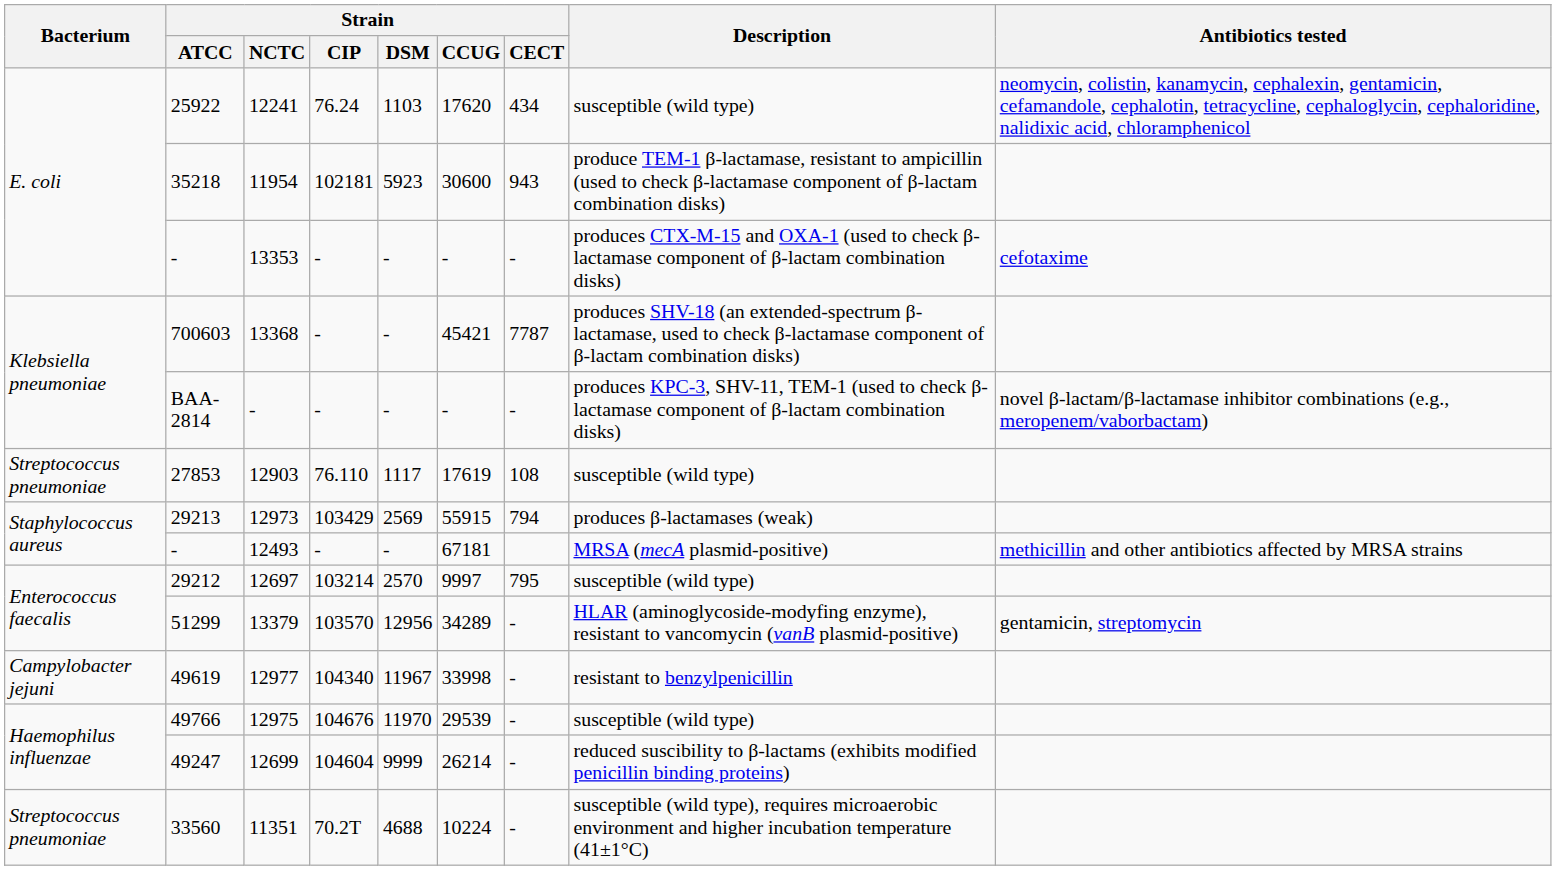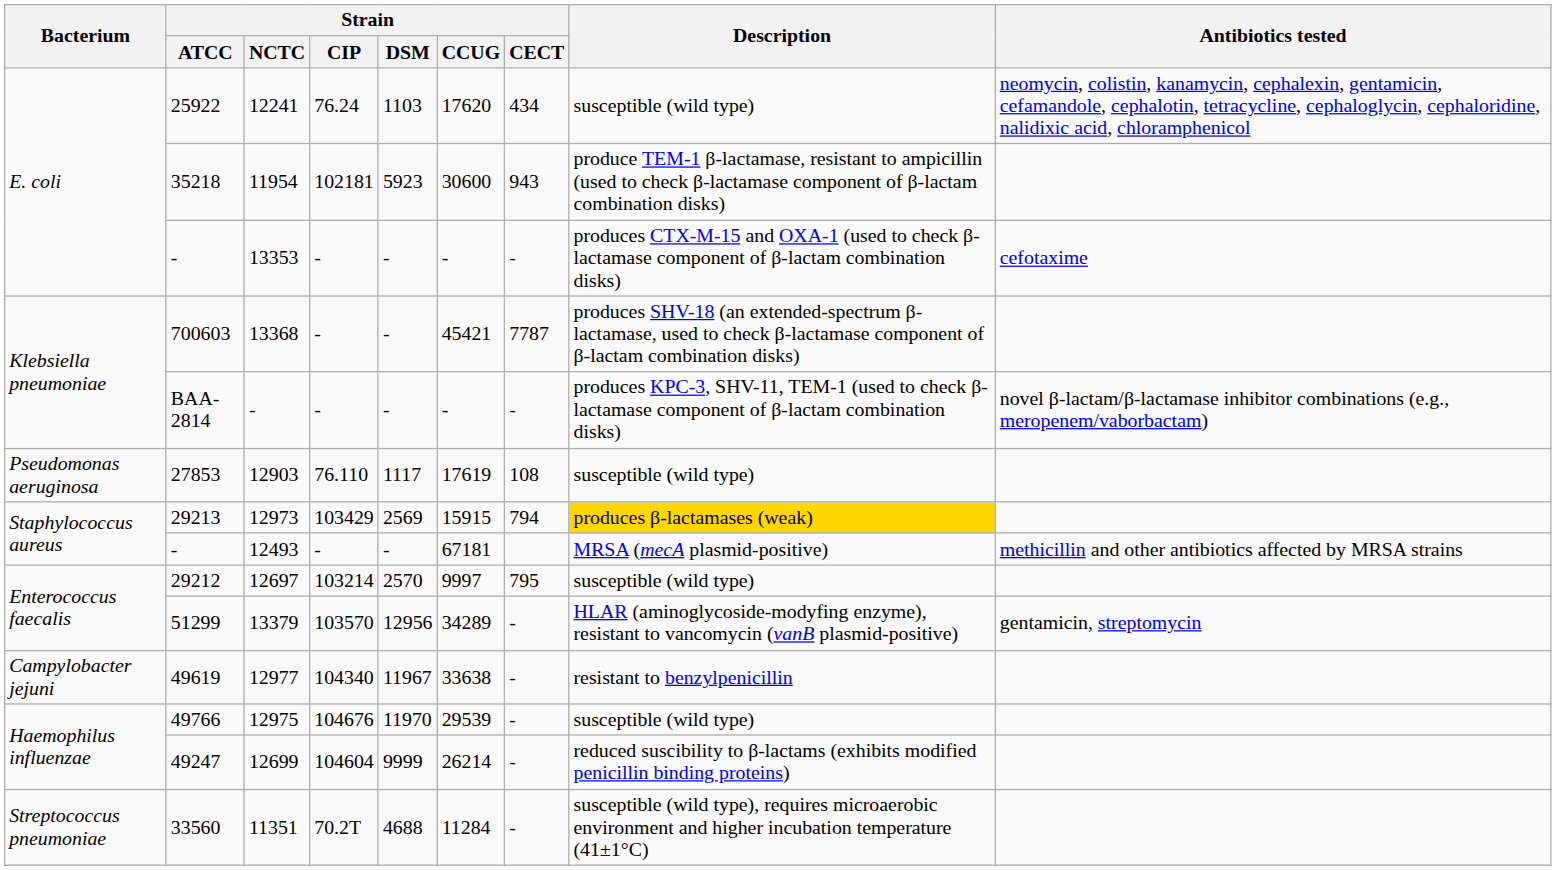(64, 474) Streptococcus pneumoniae -> (64, 474) Pseudomonas aeruginosa
(466, 517) 55915 -> (466, 517) 15915
(693, 517) no background -> (693, 517) gold background
(466, 676) 33998 -> (466, 676) 33638
(466, 827) 10224 -> (466, 827) 11284
